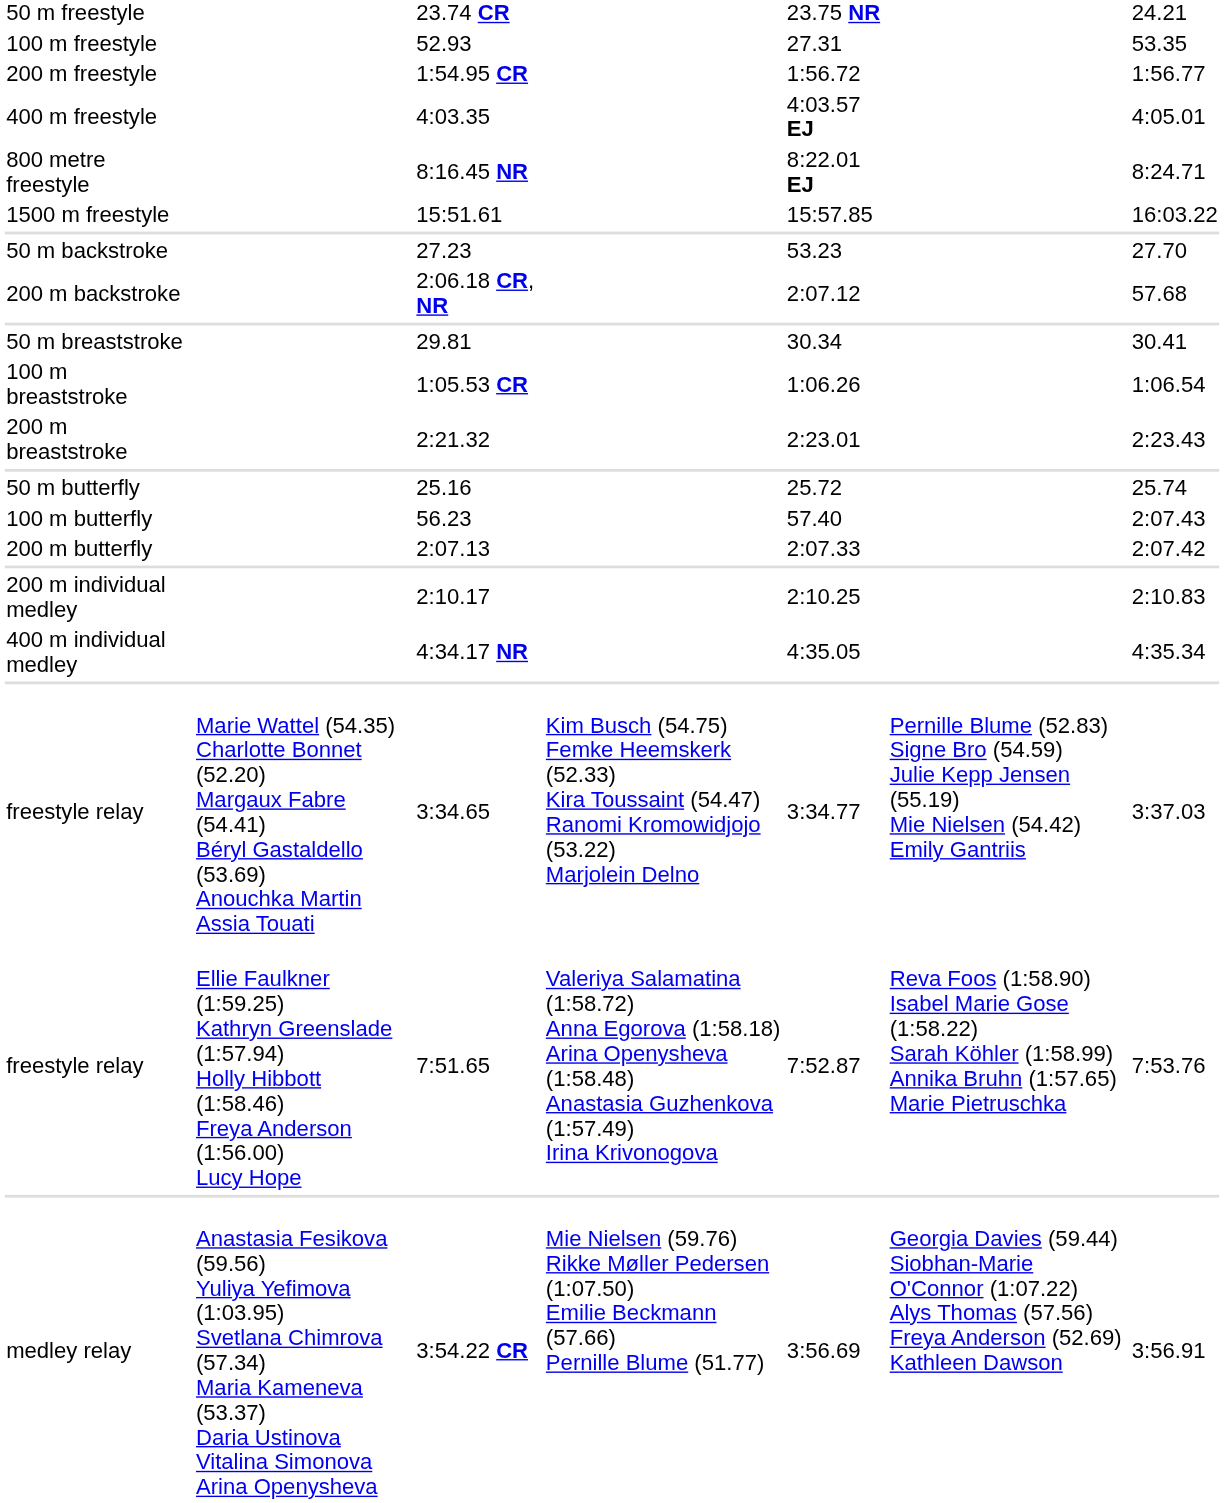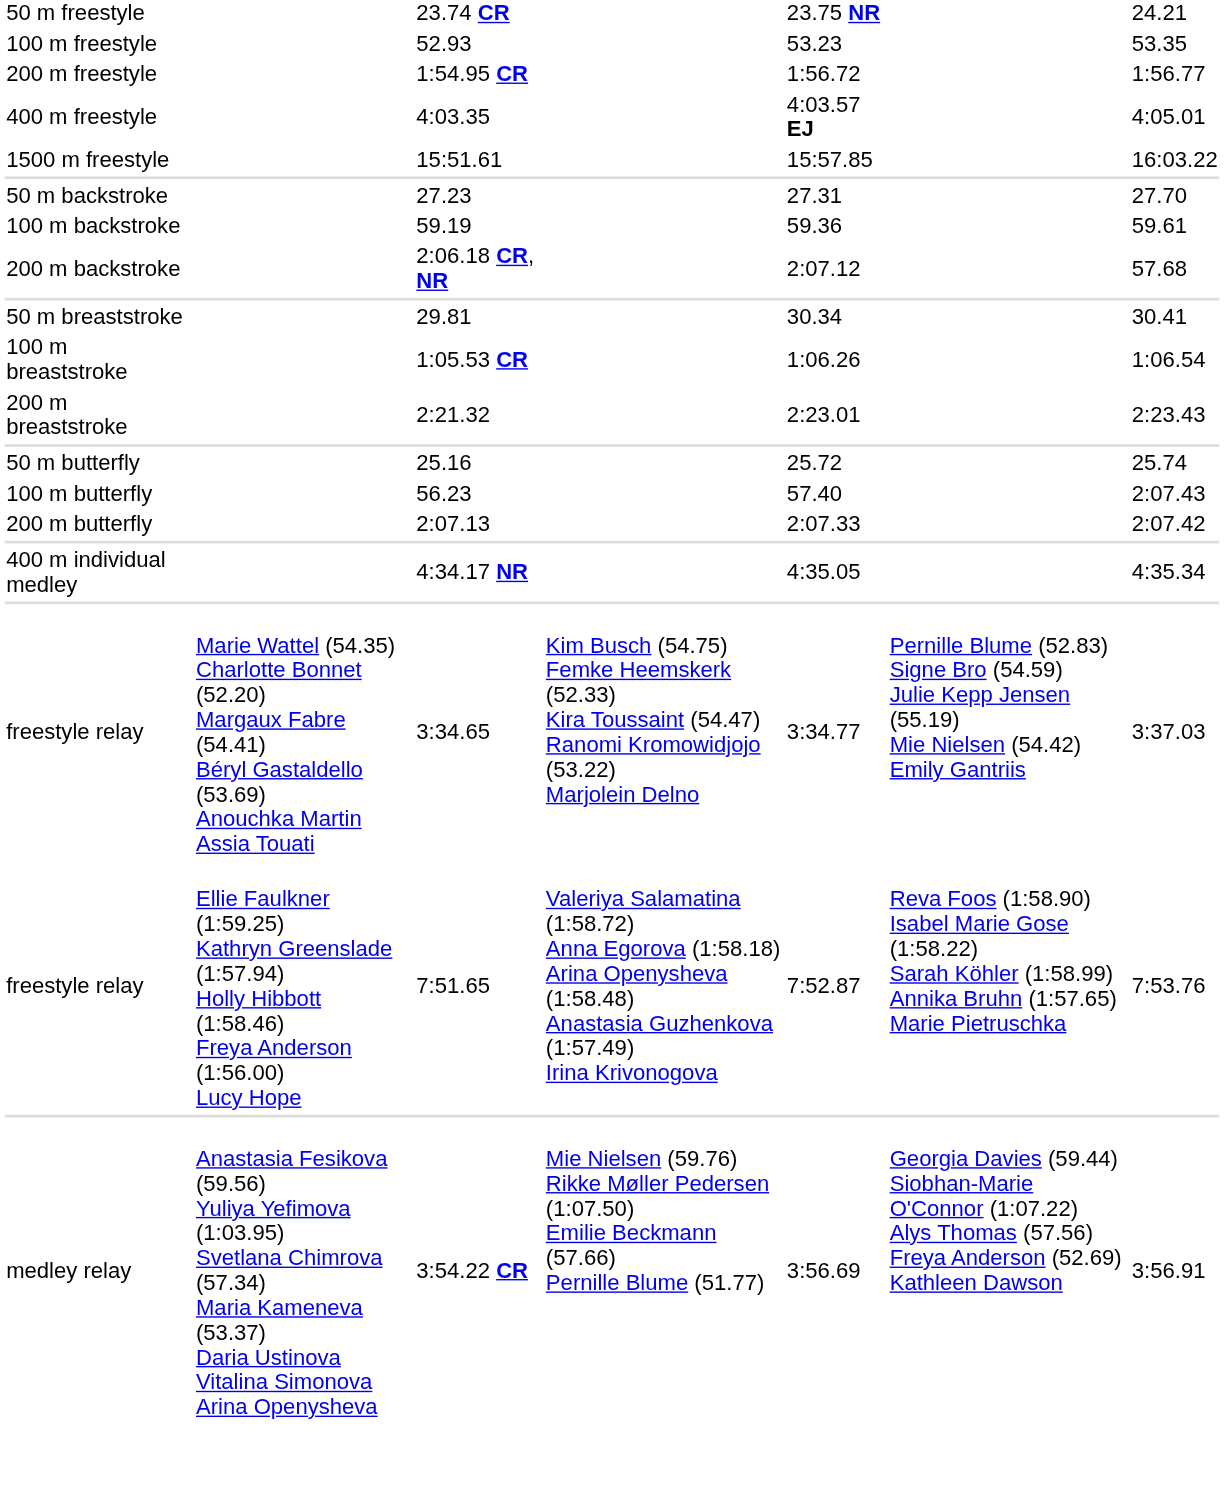(814, 43) 27.31 -> (814, 43) 53.23
- row: (56, 172)
(814, 250) 53.23 -> (814, 195) 27.31
+ row: (93, 225)
- row: (86, 597)
